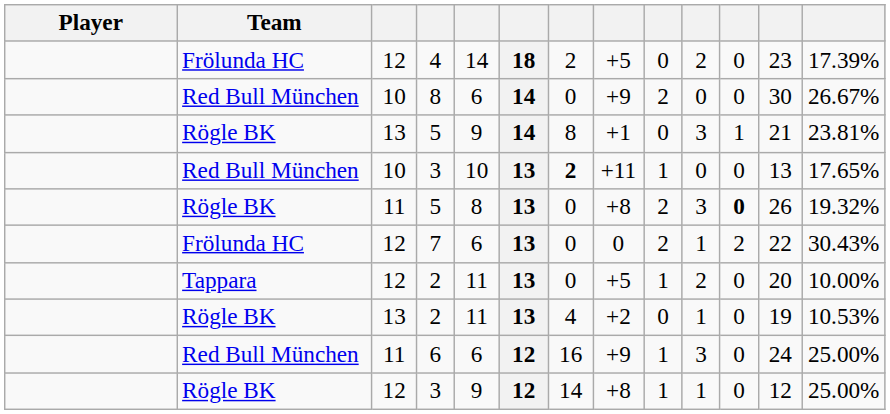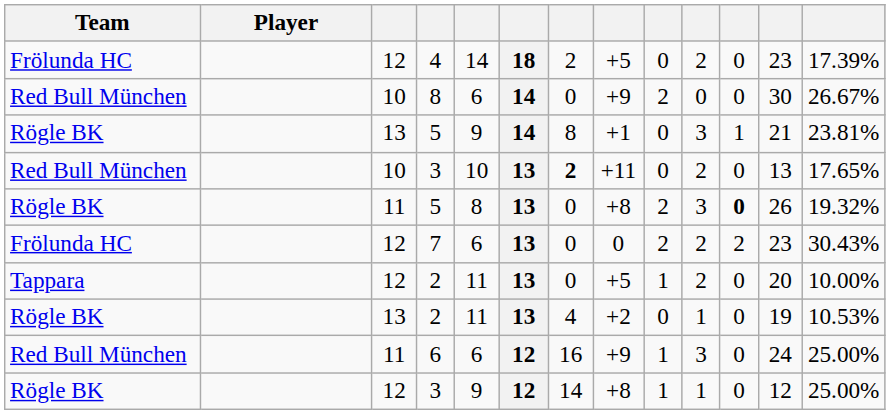columns swapped: (91, 22) <-> (274, 22)
(663, 170) 1 -> (663, 170) 0
(701, 170) 0 -> (701, 170) 2
(701, 243) 1 -> (701, 243) 2
(780, 243) 22 -> (780, 243) 23
